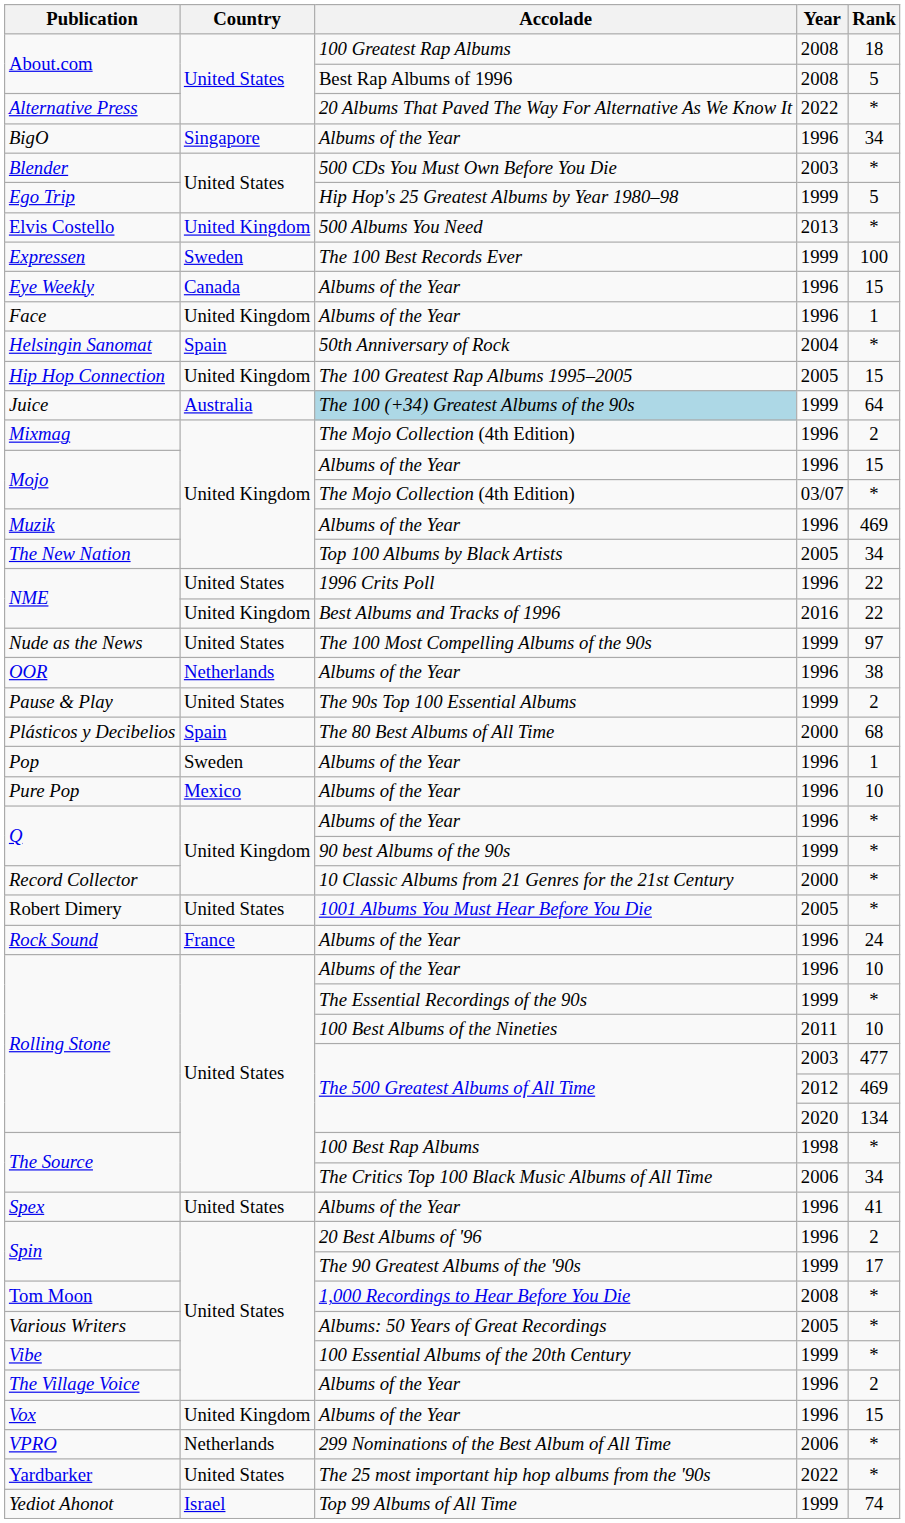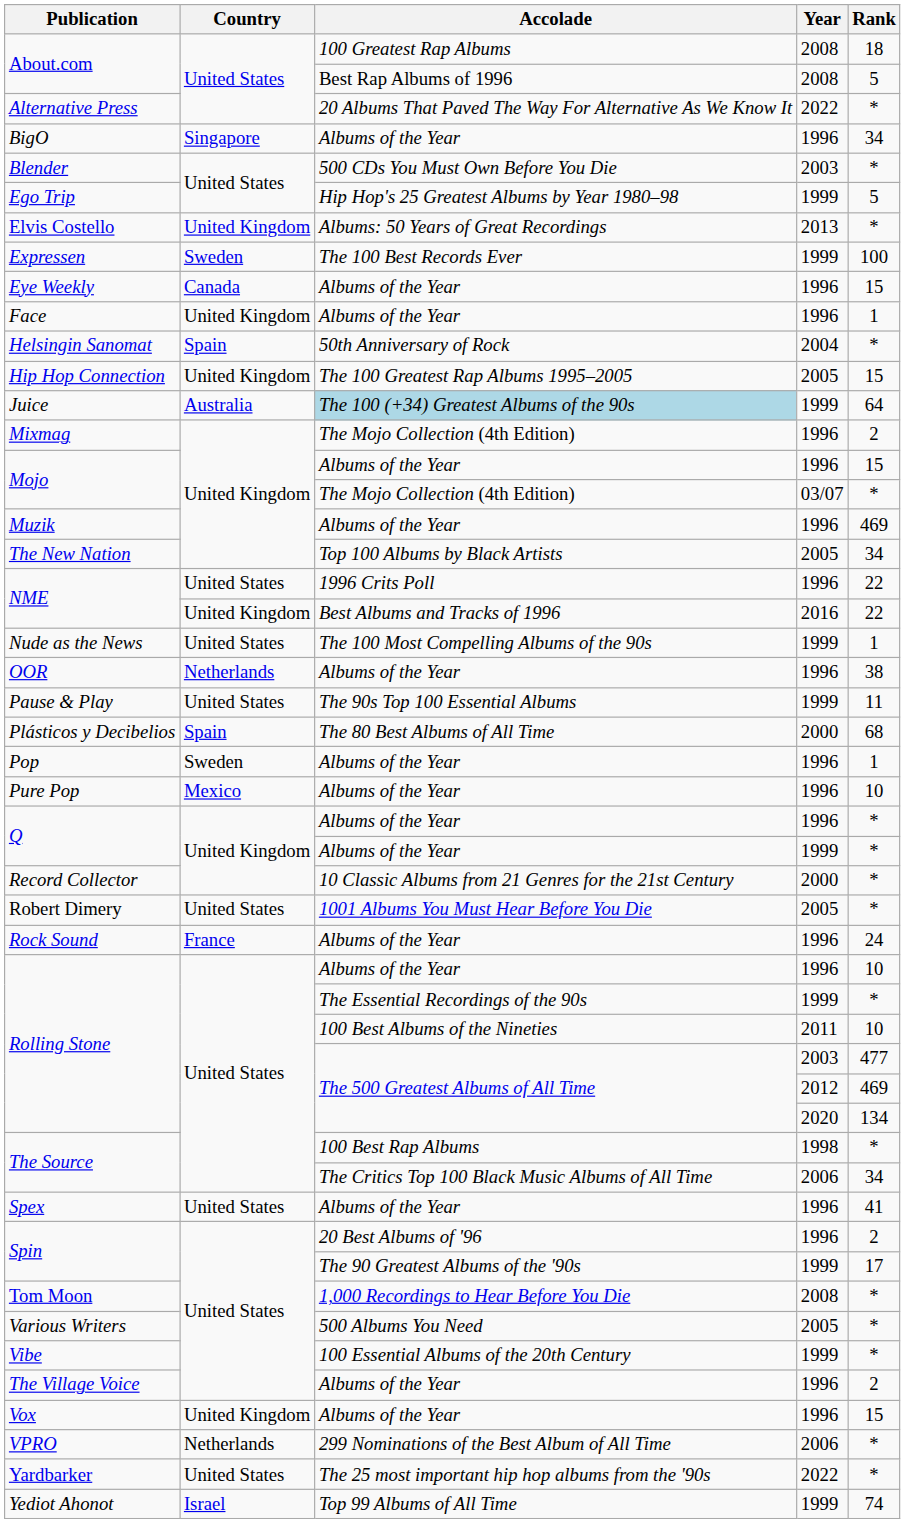(401, 227) 500 Albums You Need -> (463, 227) Albums: 50 Years of Great Recordings
(874, 642) 97 -> (874, 642) 1
(874, 702) 2 -> (874, 702) 11
(415, 850) 90 best Albums of the 90s -> (390, 850) Albums of the Year
(463, 1325) Albums: 50 Years of Great Recordings -> (401, 1325) 500 Albums You Need
